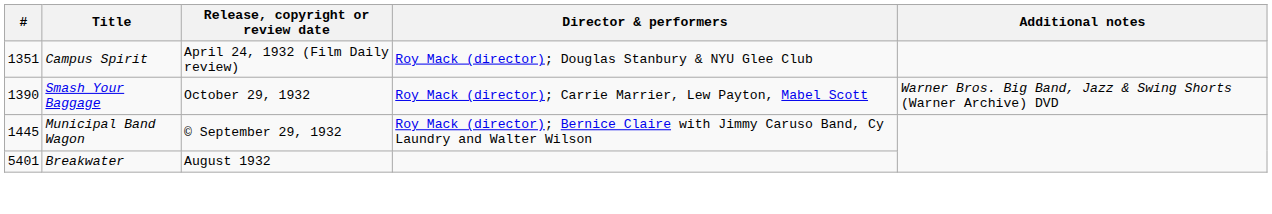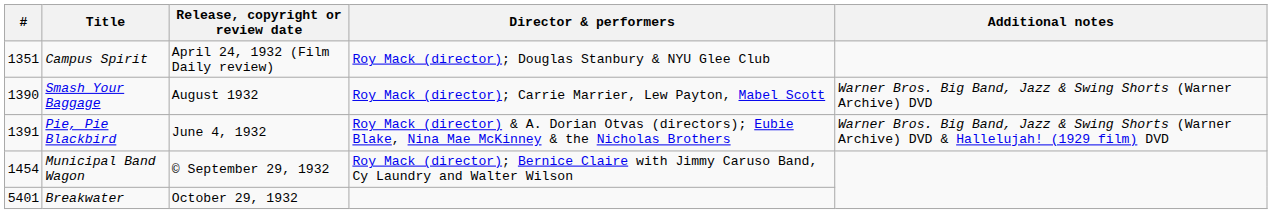(247, 96) October 29, 1932 -> (215, 96) August 1932
+ row: (81, 132)
(23, 132) 1445 -> (23, 169) 1454
(227, 161) August 1932 -> (235, 198) October 29, 1932
